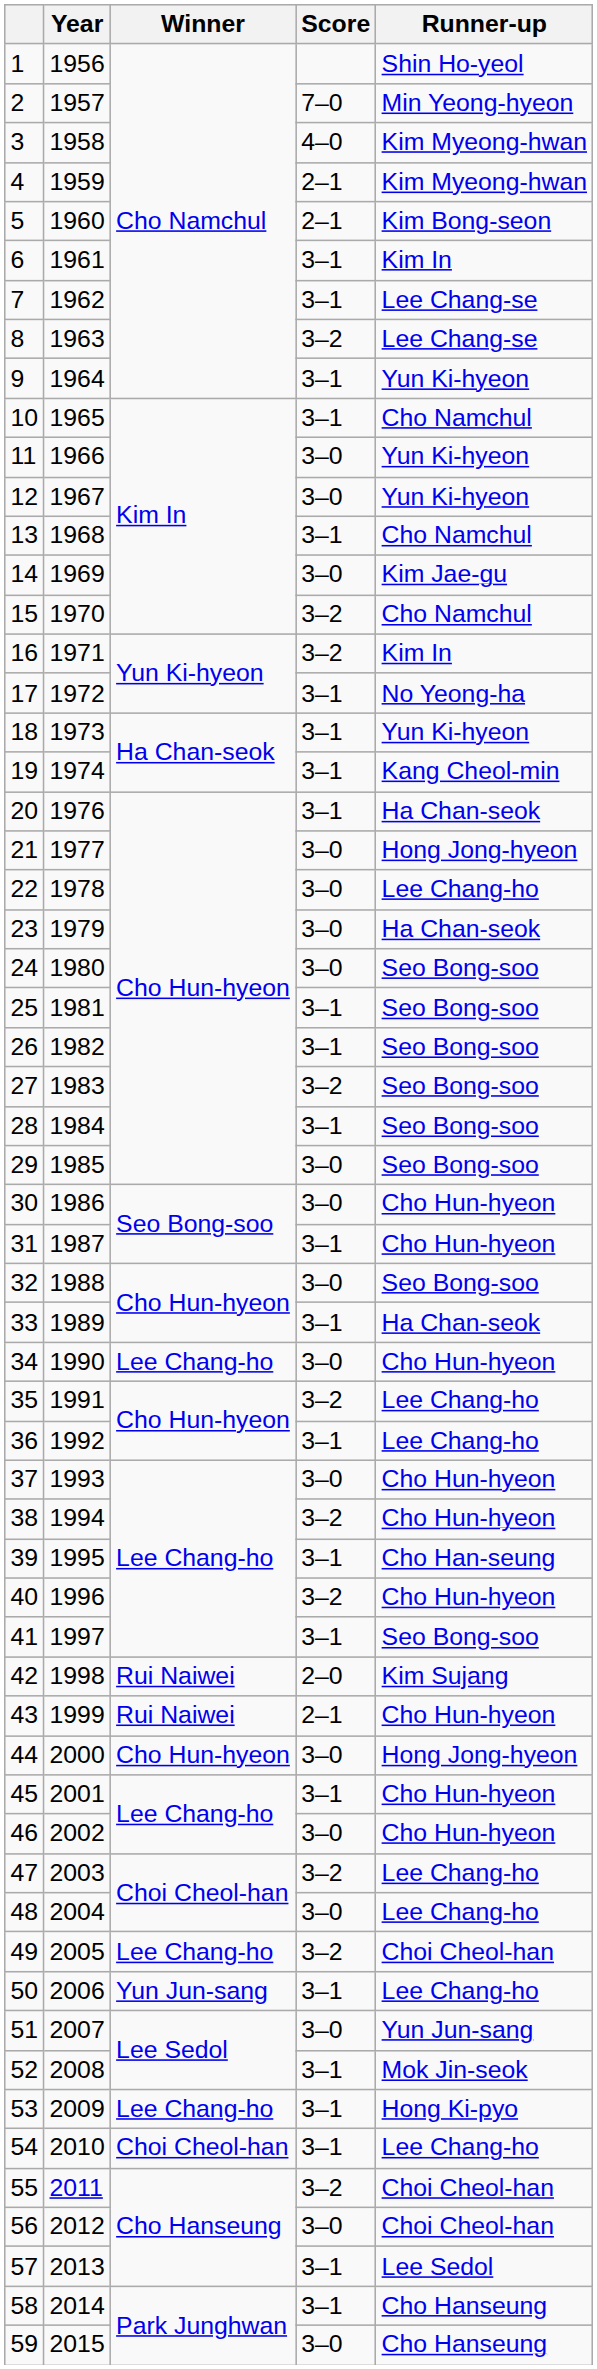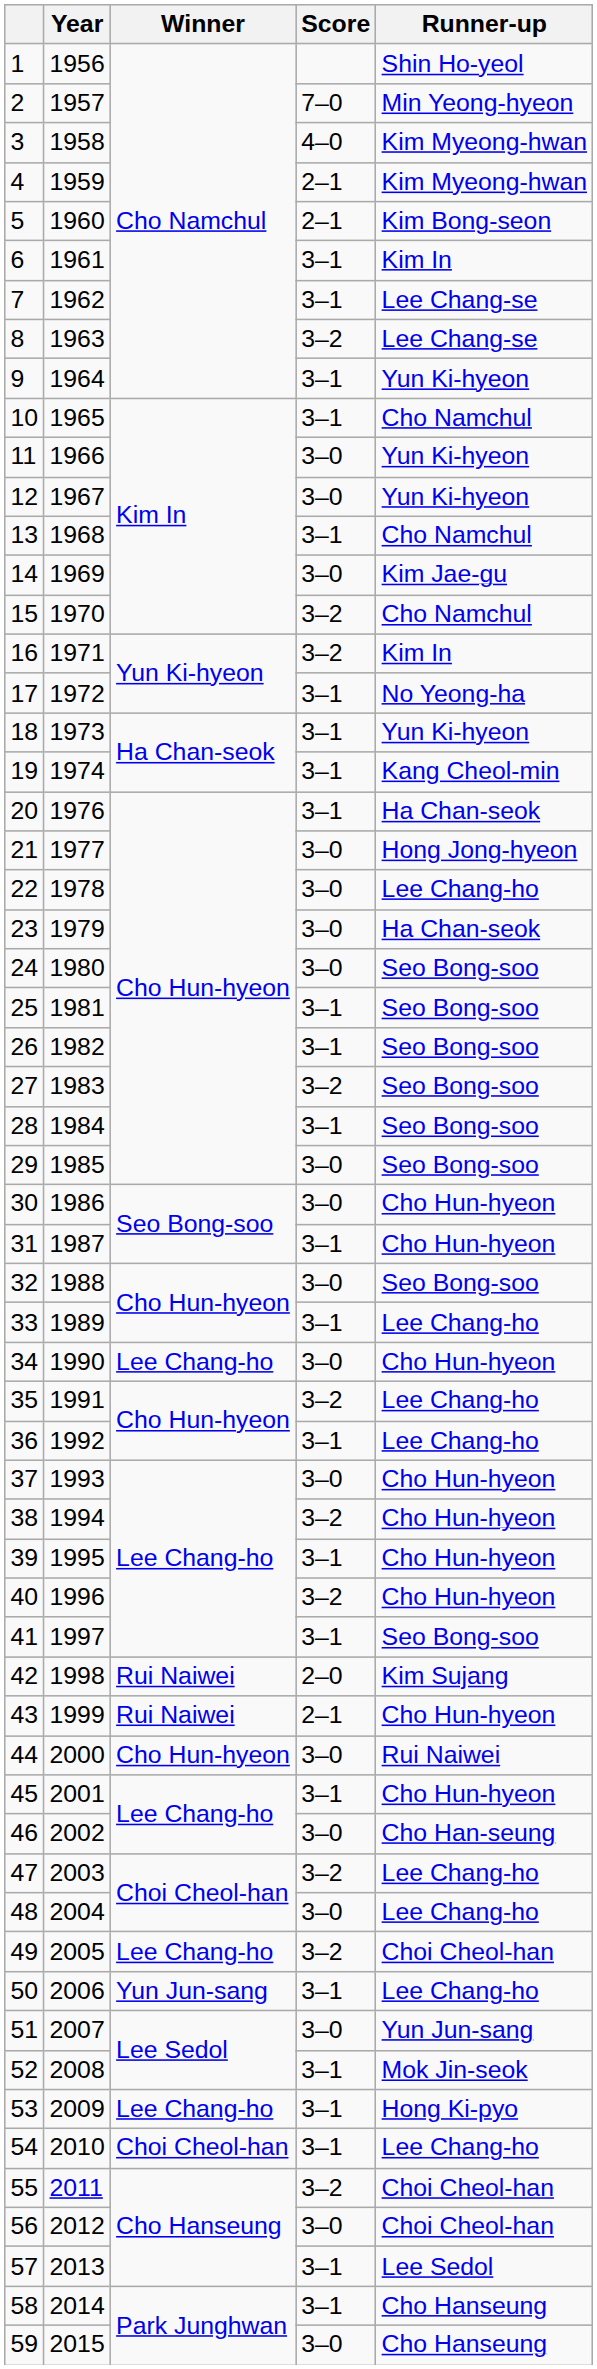(461, 1322) Ha Chan-seok -> (460, 1322) Lee Chang-ho
(468, 1558) Cho Han-seung -> (468, 1558) Cho Hun-hyeon
(480, 1754) Hong Jong-hyeon -> (441, 1754) Rui Naiwei
(468, 1833) Cho Hun-hyeon -> (468, 1833) Cho Han-seung
